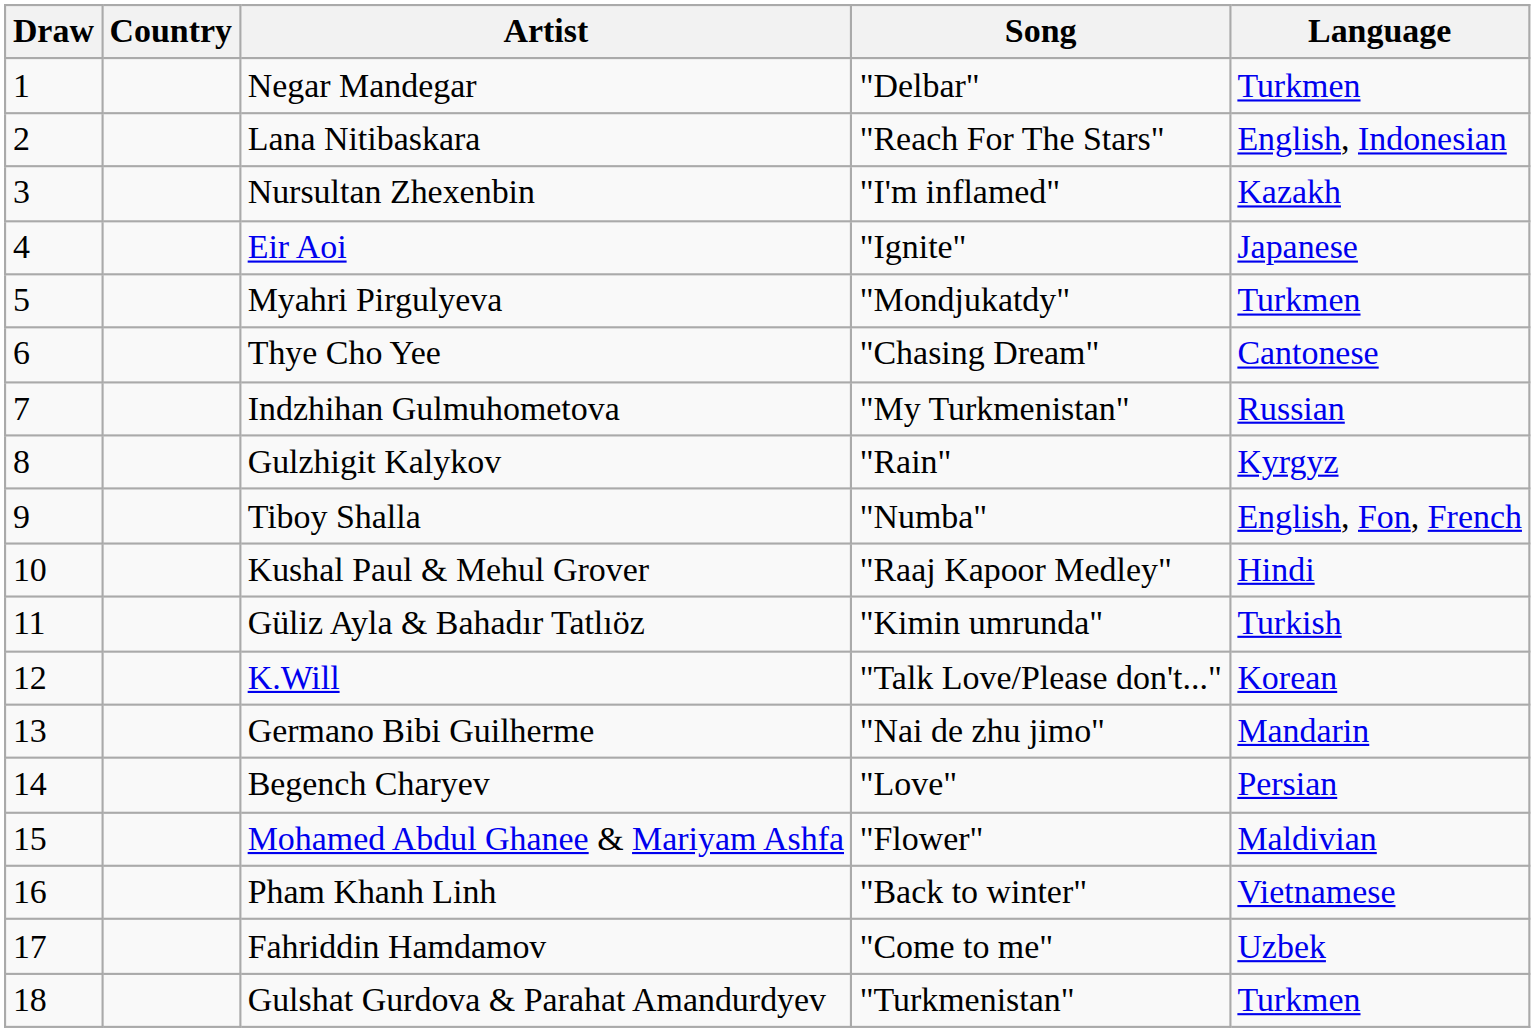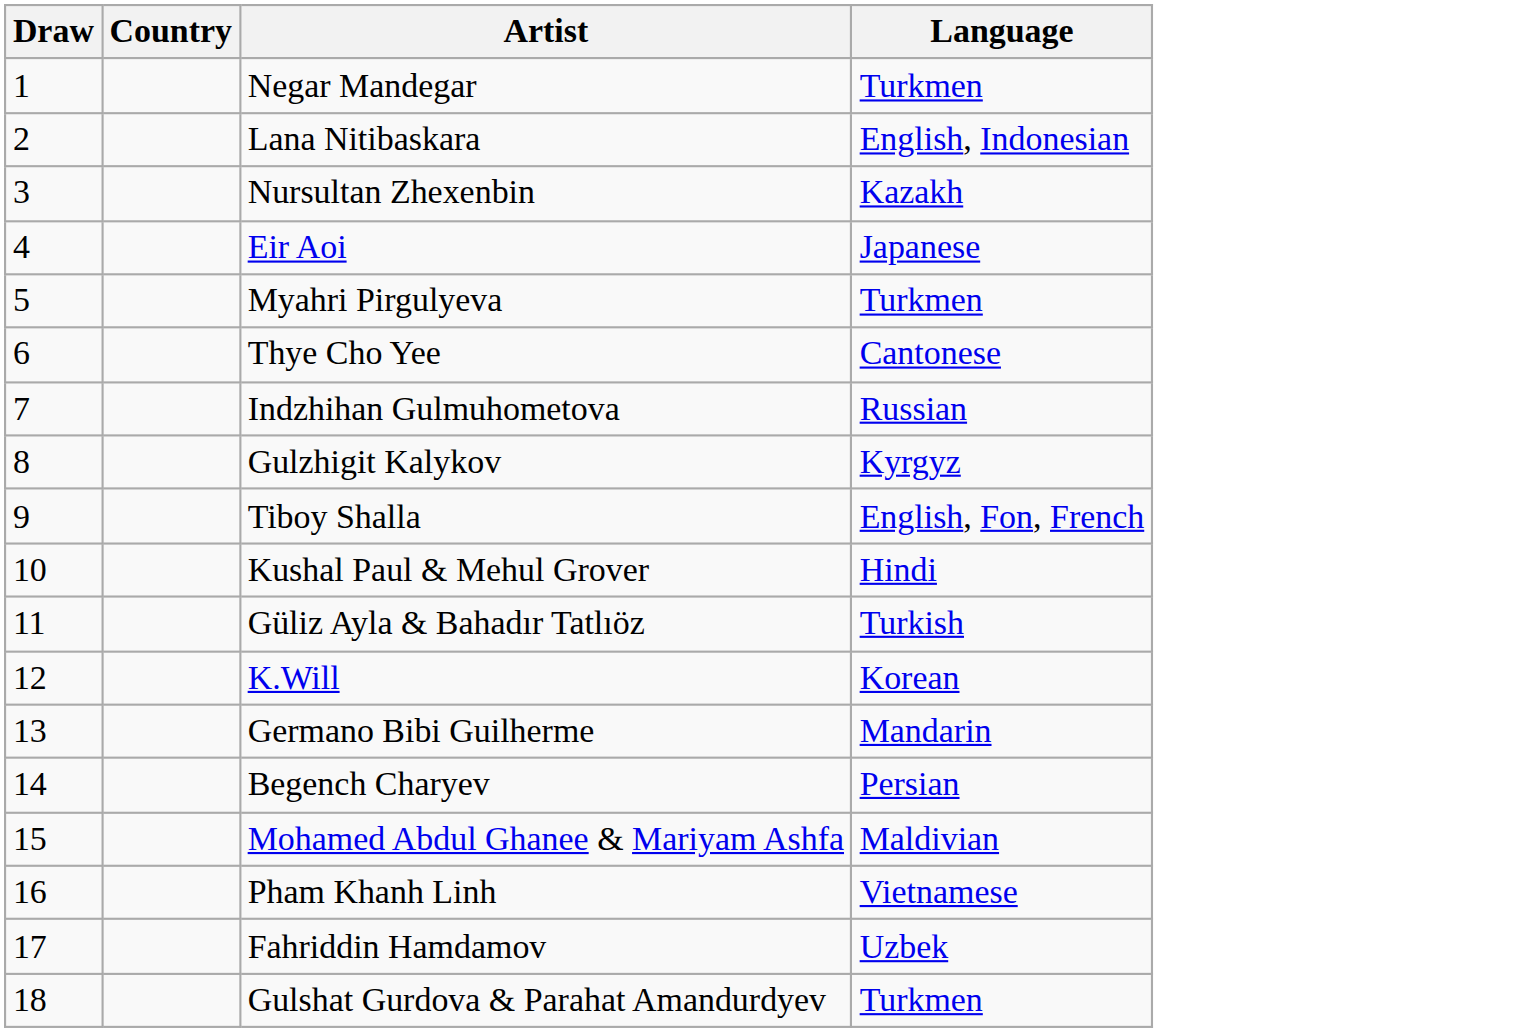- column: (1041, 31)
